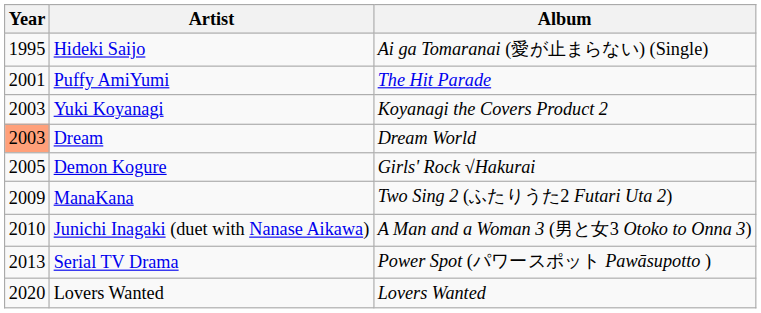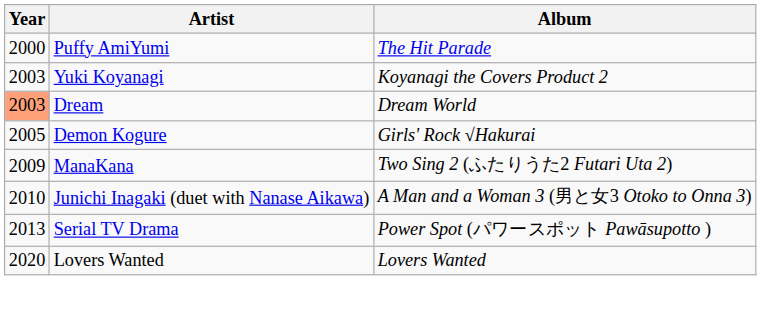- row: (100, 49)
(27, 80) 2001 -> (27, 47) 2000
